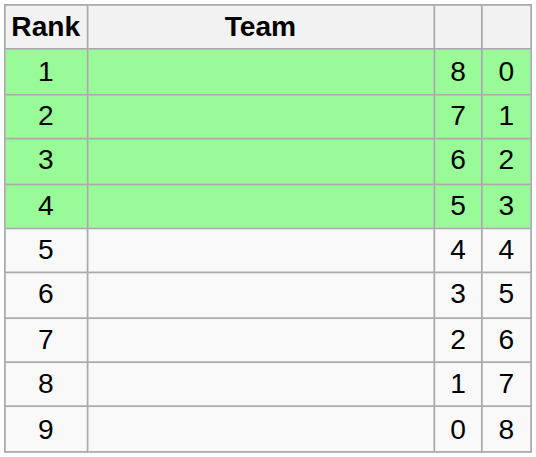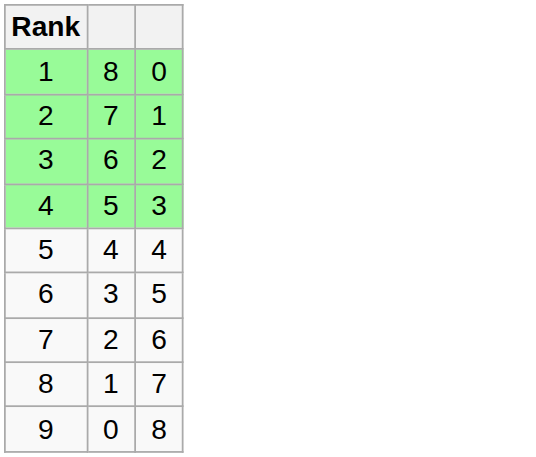- column: (260, 26)
